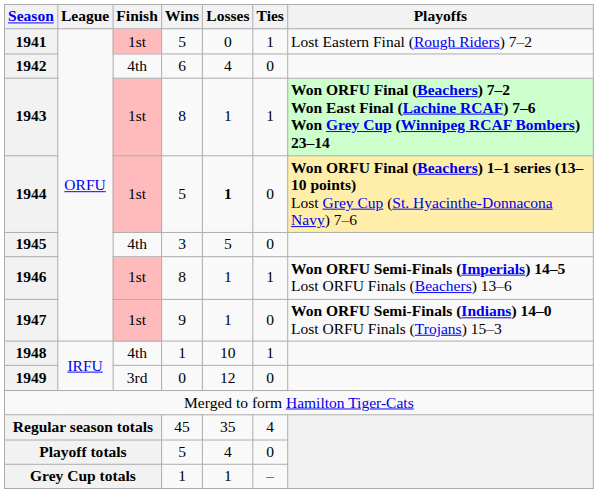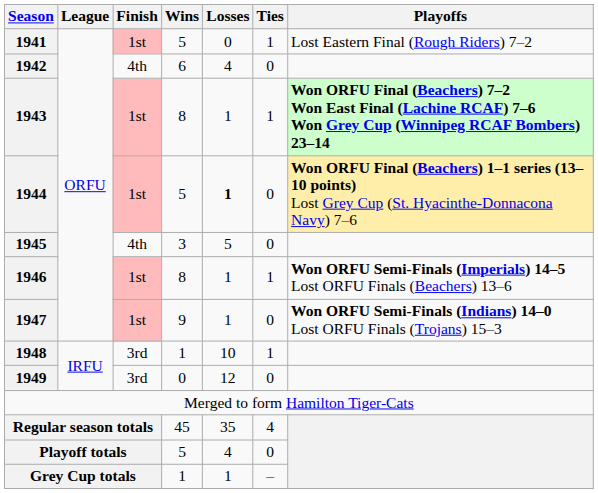(137, 353) 4th -> (137, 353) 3rd
